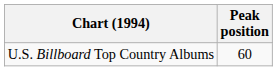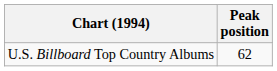(245, 54) 60 -> (245, 54) 62
